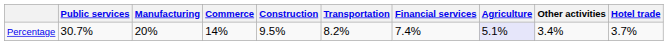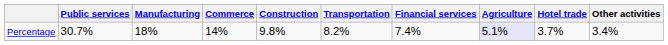columns swapped: (636, 14) <-> (572, 14)
(146, 31) 20% -> (146, 31) 18%
(272, 31) 9.5% -> (272, 31) 9.8%
